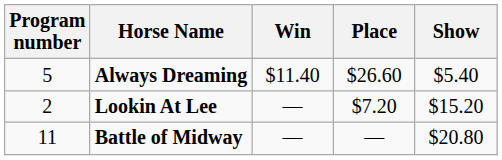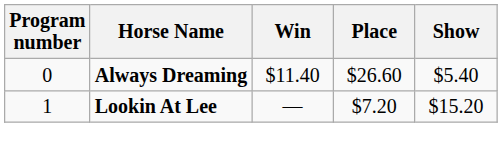(47, 74) 5 -> (47, 74) 0
(47, 106) 2 -> (47, 106) 1
- row: (169, 138)
